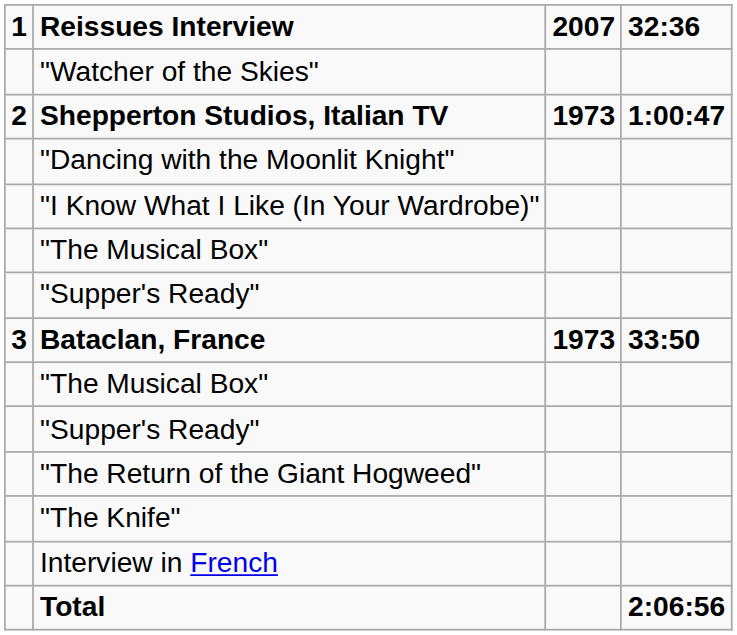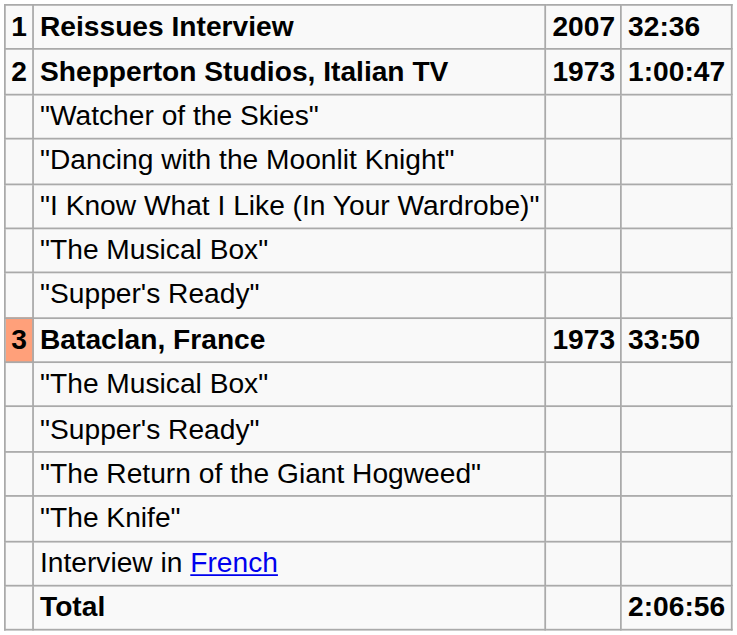rows swapped: (244, 116) <-> (179, 71)
(19, 339) no background -> (19, 339) lightsalmon background
